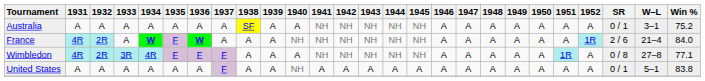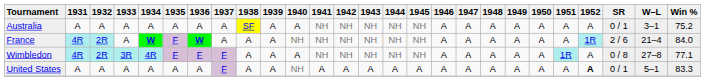(590, 69) normal -> (590, 69) bold
(684, 69) 83.8 -> (684, 69) 83.3
